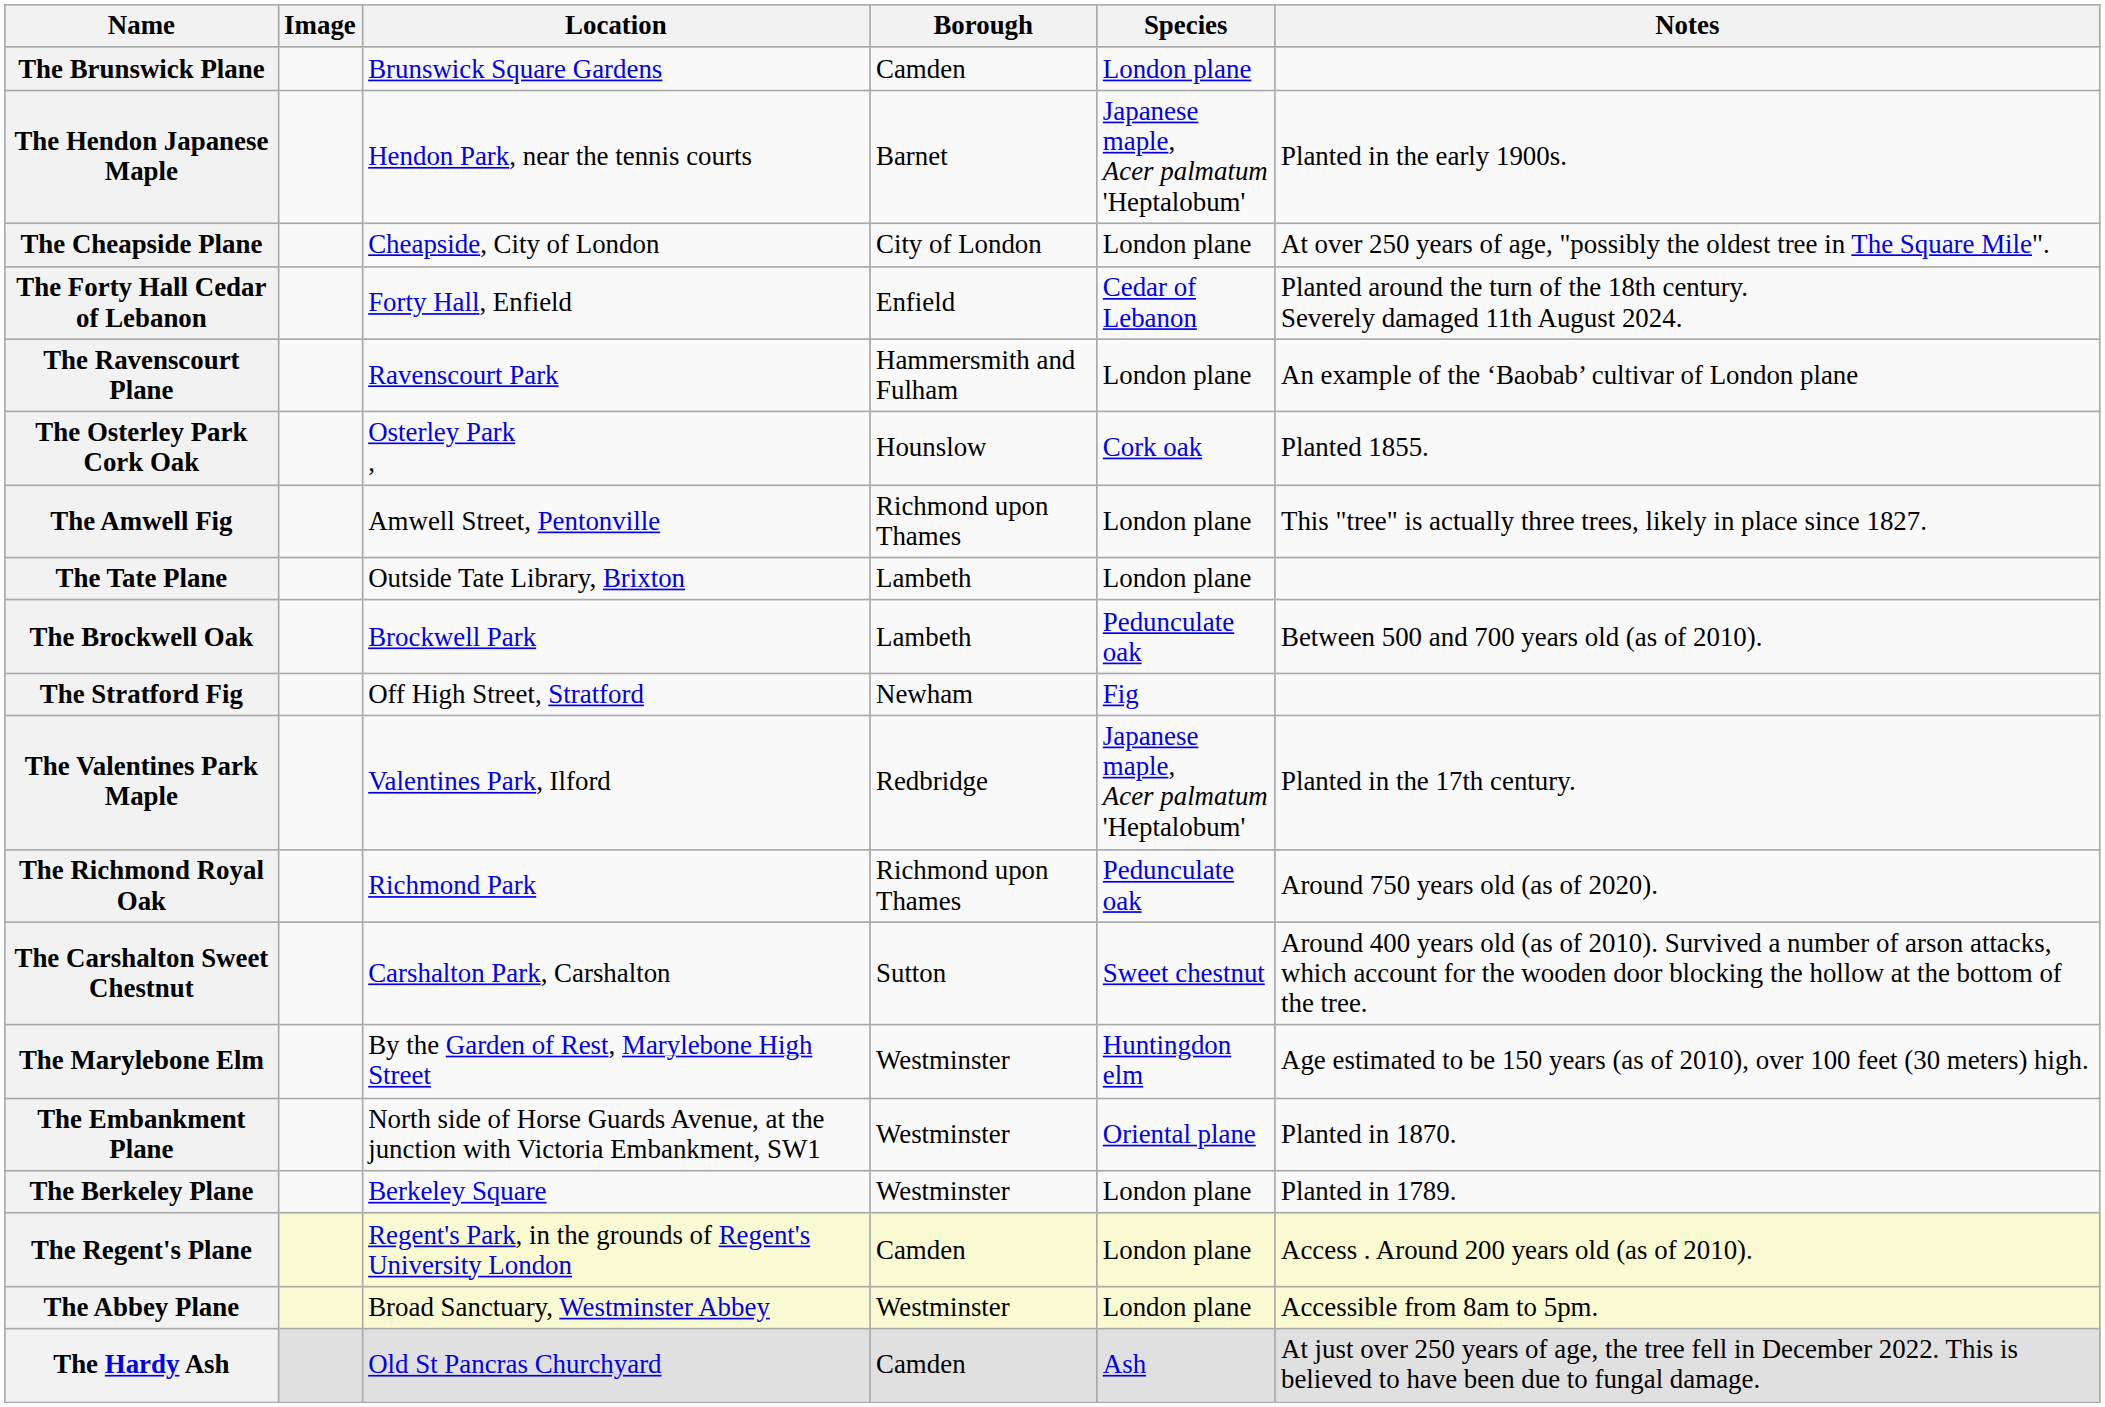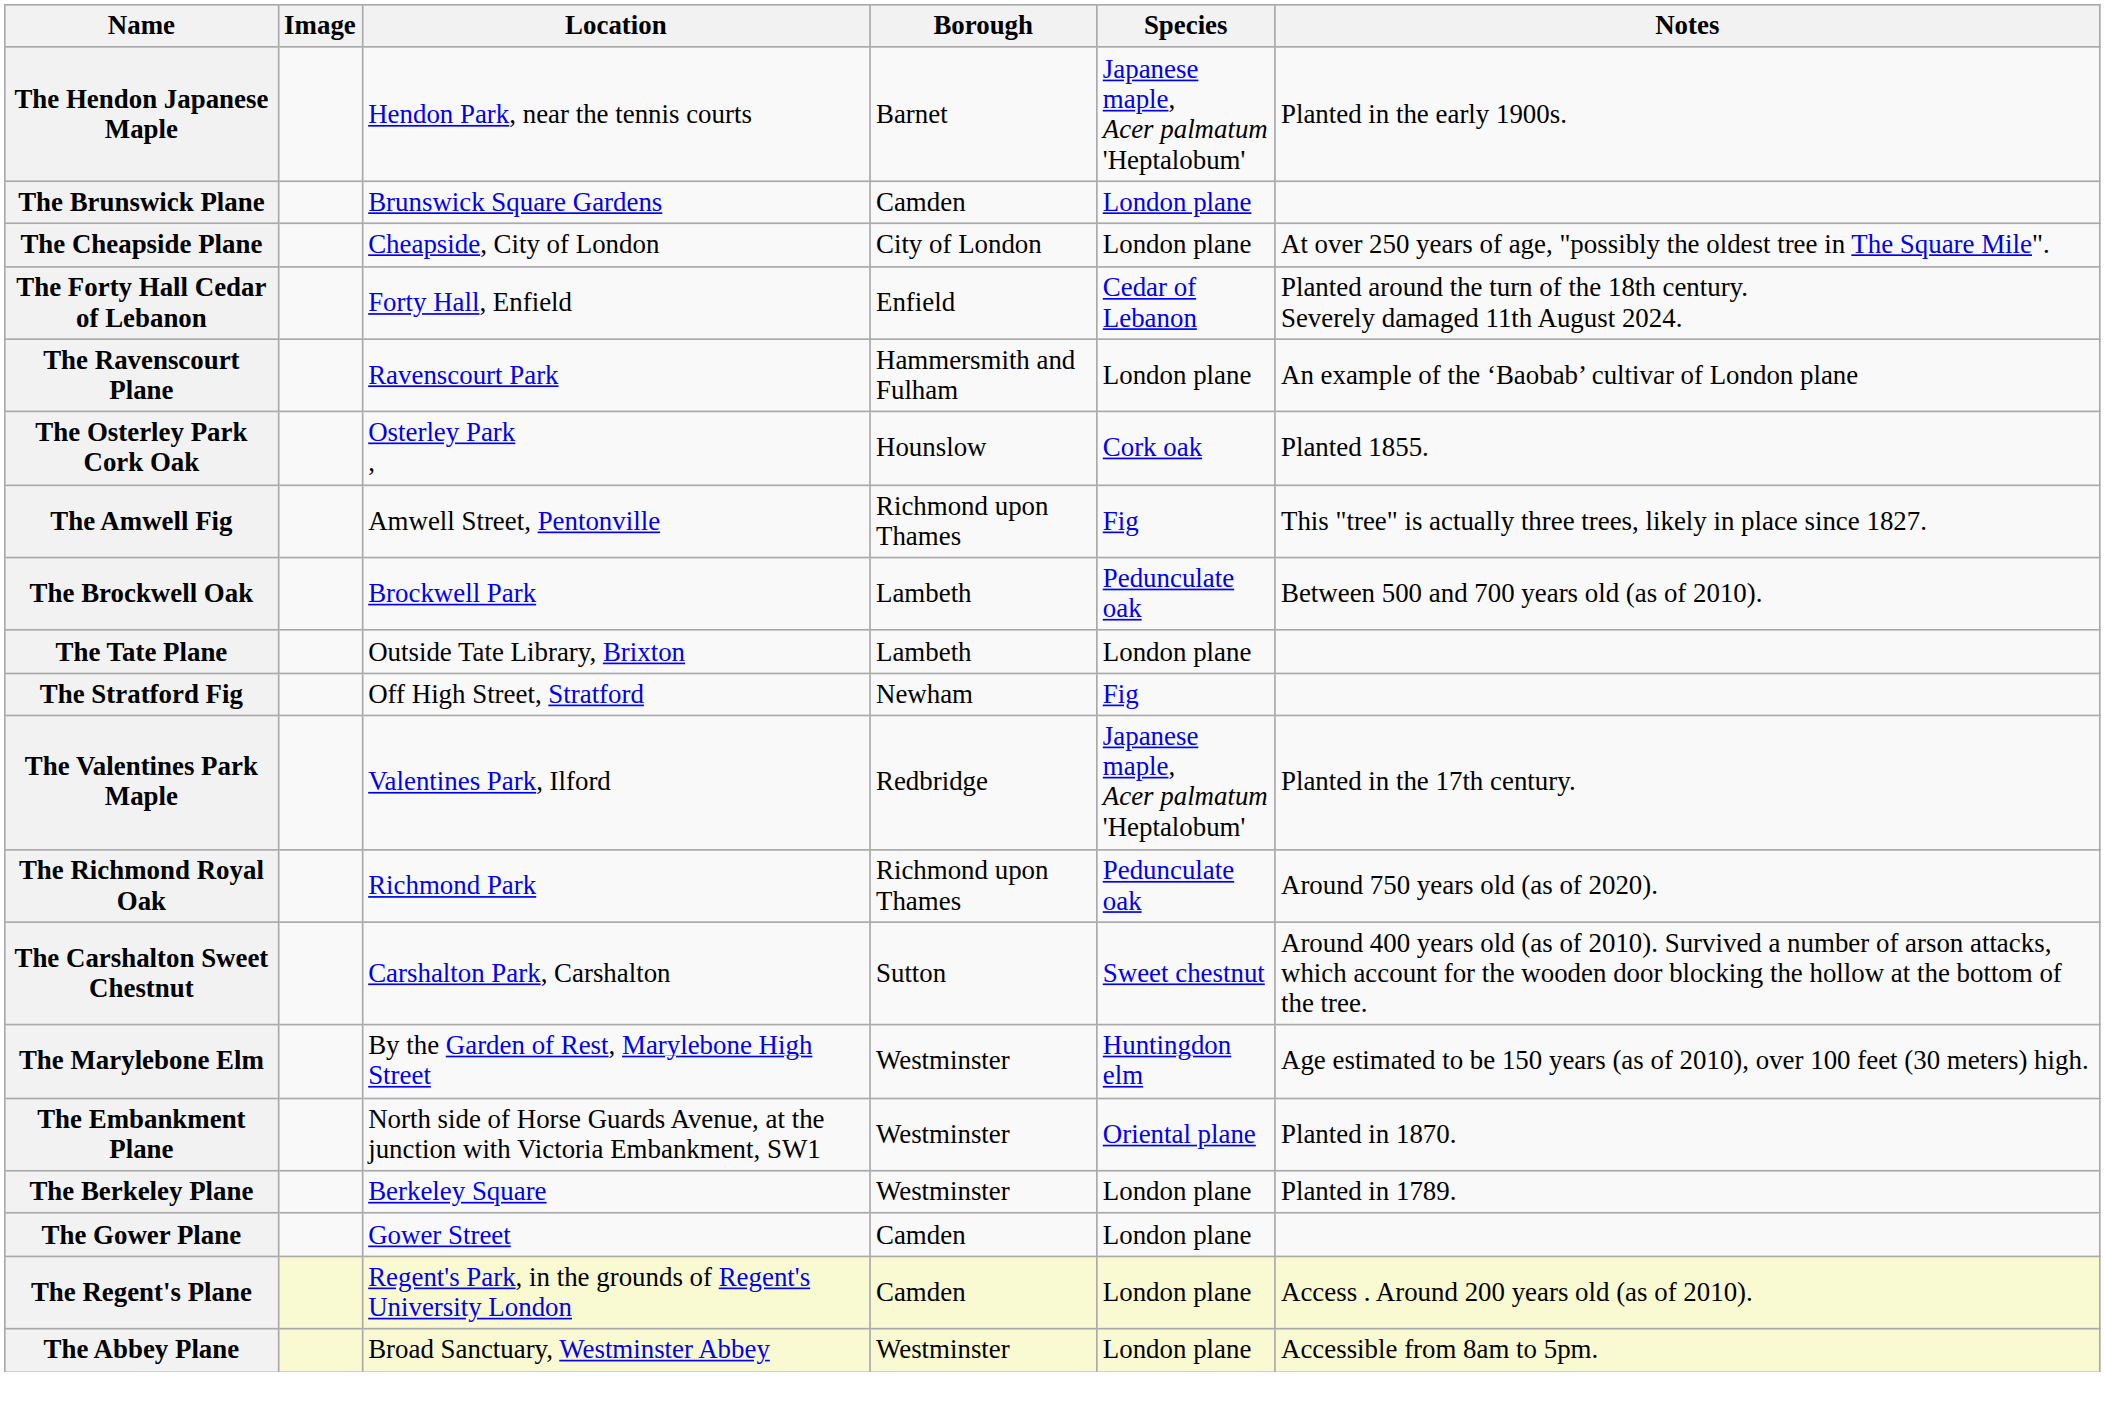rows swapped: (141, 156) <-> (141, 68)
(1177, 520) London plane -> (1121, 520) Fig
rows swapped: (141, 636) <-> (141, 578)
+ row: (141, 1234)
- row: (141, 1364)
